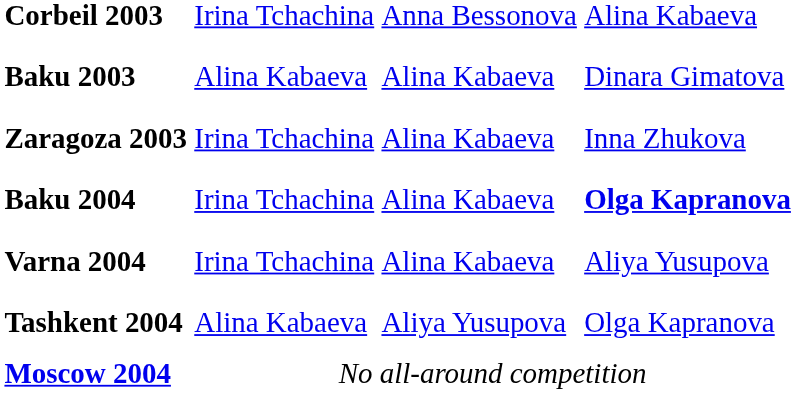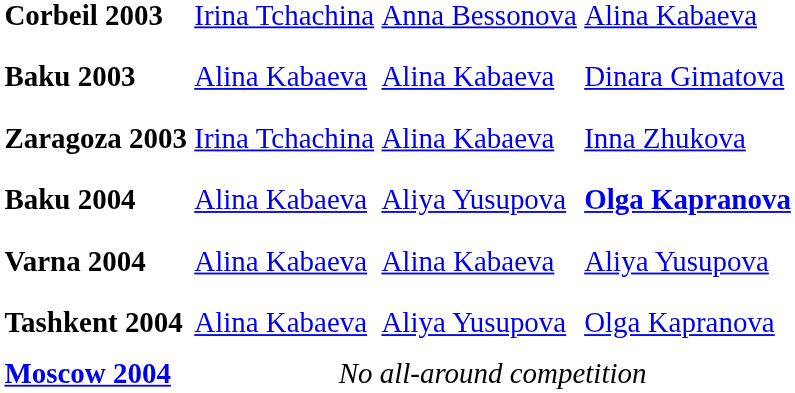(284, 199) Irina Tchachina -> (281, 199) Alina Kabaeva
(468, 199) Alina Kabaeva -> (474, 199) Aliya Yusupova
(284, 261) Irina Tchachina -> (281, 261) Alina Kabaeva
